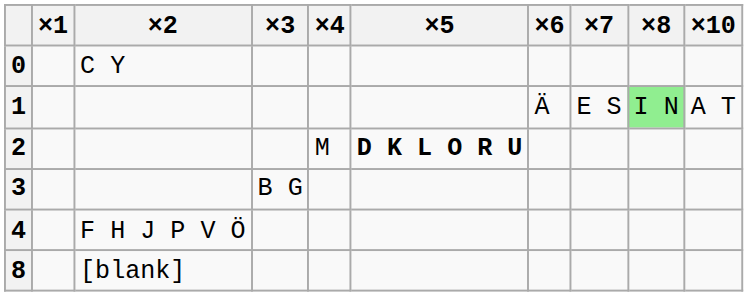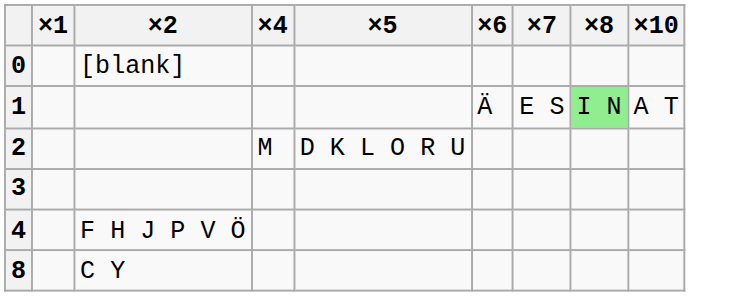- column: (280, 25)
(103, 66) C Y -> (133, 66) [blank]
(440, 148) bold -> (383, 148) normal
(133, 271) [blank] -> (103, 271) C Y
